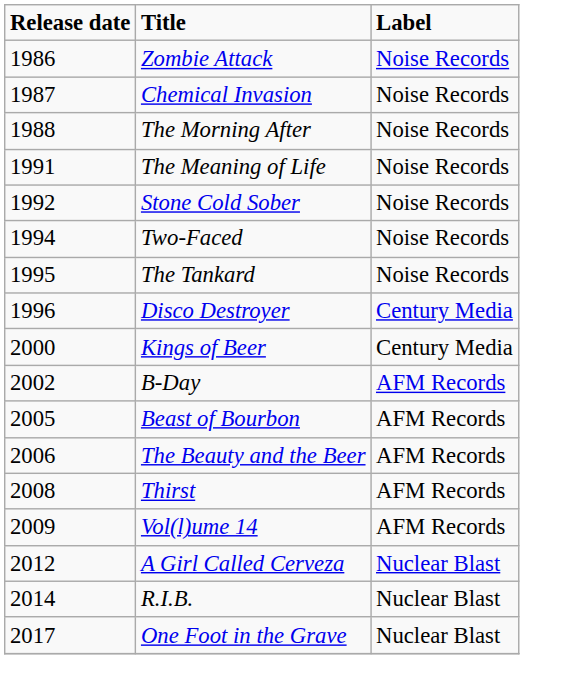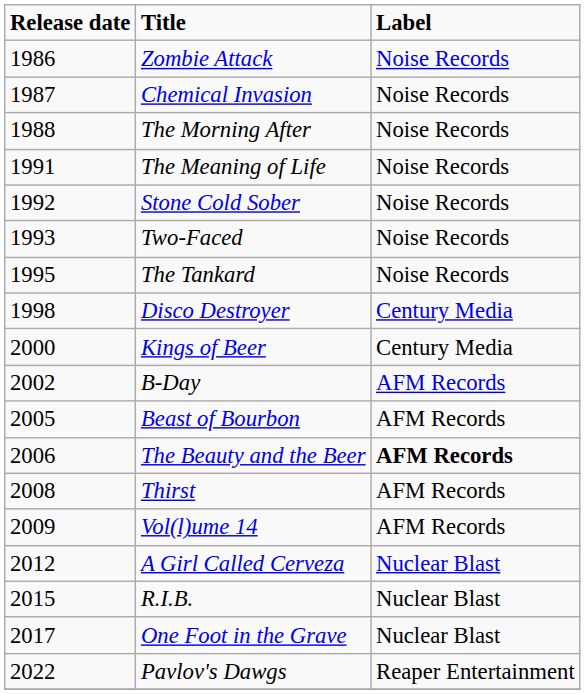(33, 238) 1994 -> (33, 238) 1993
(33, 310) 1996 -> (33, 310) 1998
(441, 454) normal -> (444, 454) bold
(33, 599) 2014 -> (33, 599) 2015
+ row: (214, 671)
